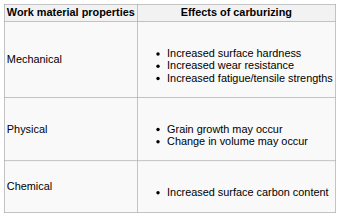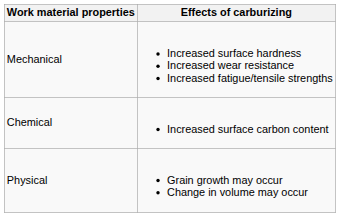rows swapped: (27, 129) <-> (30, 186)
